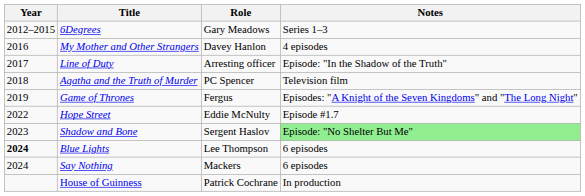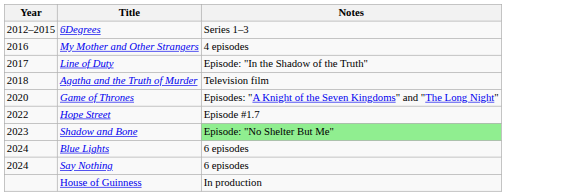- column: (241, 13)
(18, 98) 2019 -> (18, 98) 2020
(18, 149) bold -> (18, 149) normal
